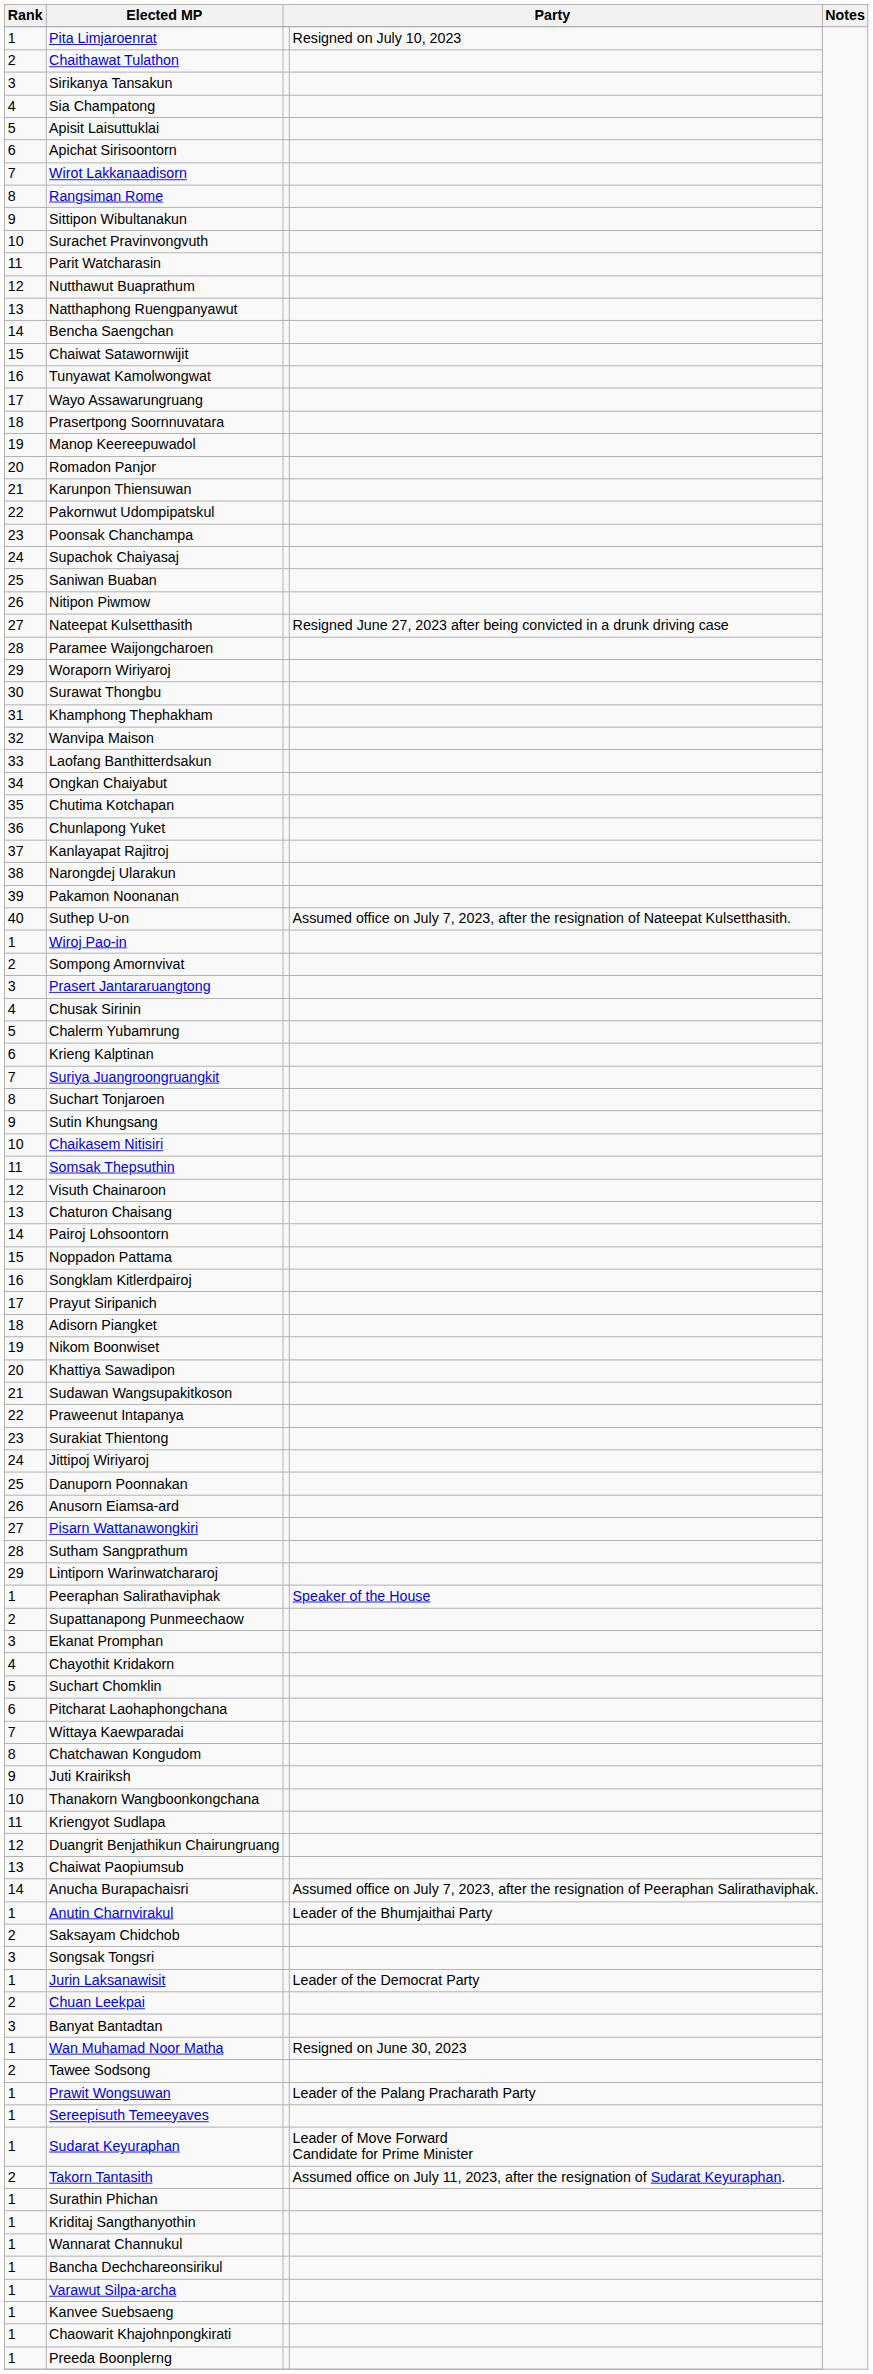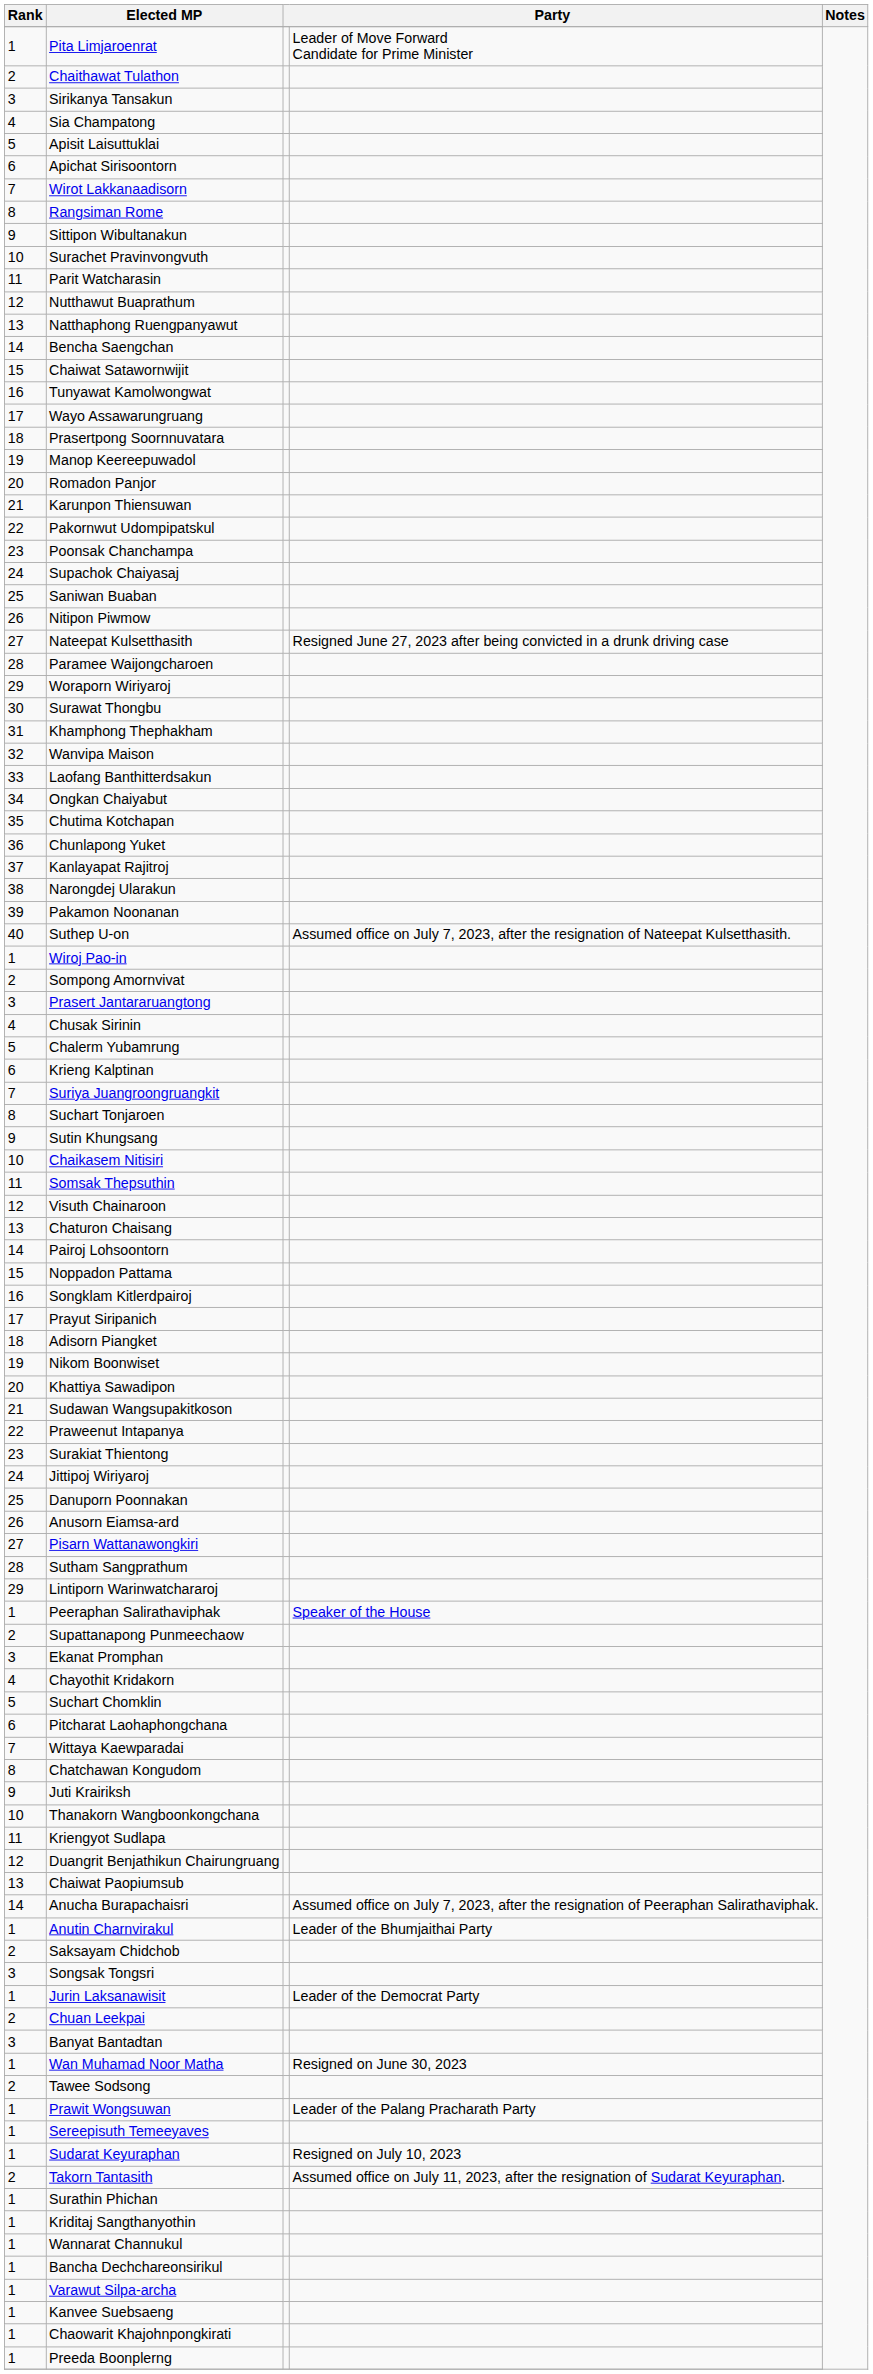(377, 38) Resigned on July 10, 2023 -> (383, 46) Leader of Move Forward Candidate for Prime Minister
(383, 2146) Leader of Move Forward Candidate for Prime Minister -> (377, 2154) Resigned on July 10, 2023
